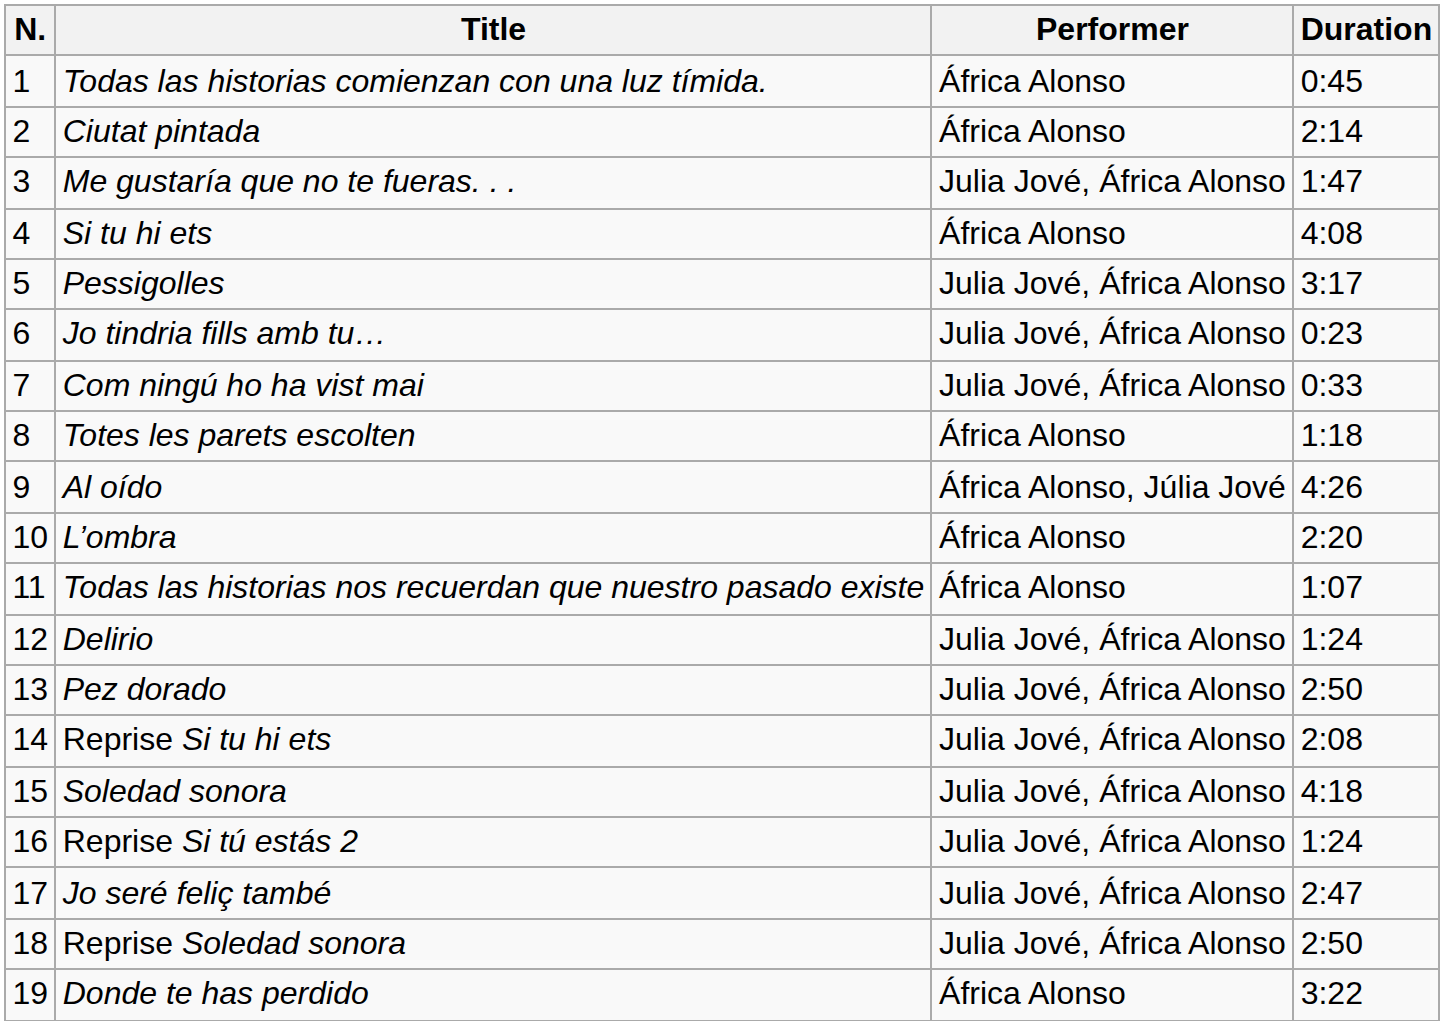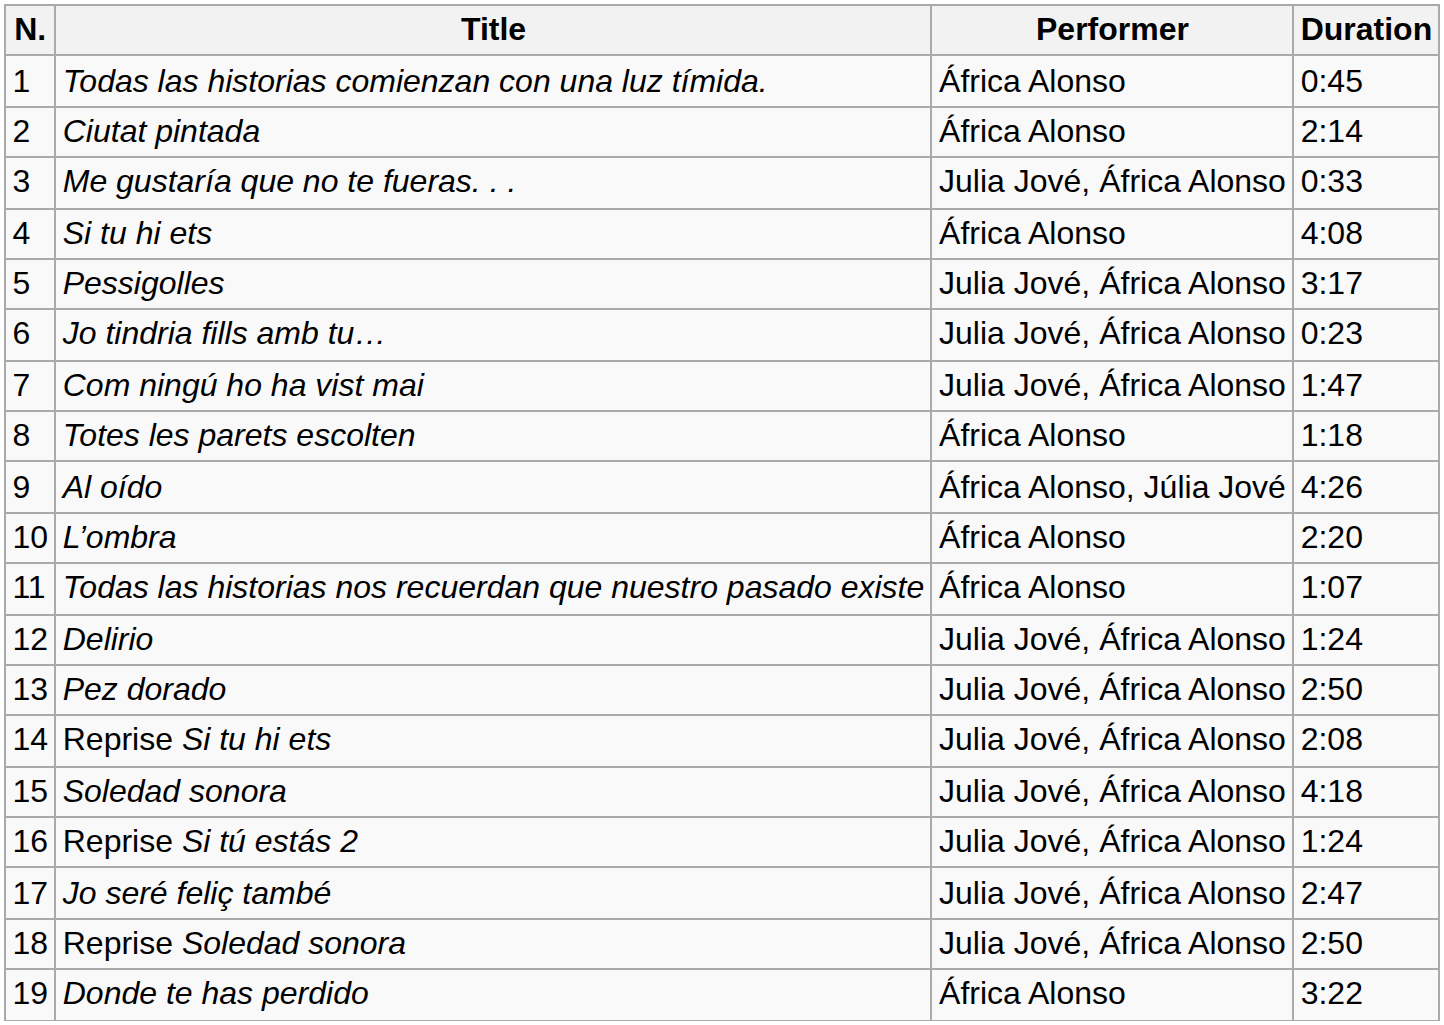(1332, 182) 1:47 -> (1332, 182) 0:33
(1332, 385) 0:33 -> (1332, 385) 1:47
